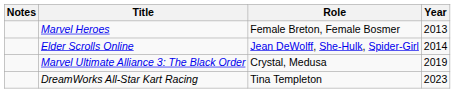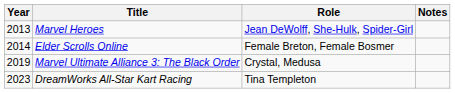columns swapped: (436, 12) <-> (21, 12)
(325, 29) Female Breton, Female Bosmer -> (329, 29) Jean DeWolff, She-Hulk, Spider-Girl
(335, 46) Jean DeWolff, She-Hulk, Spider-Girl -> (319, 46) Female Breton, Female Bosmer
